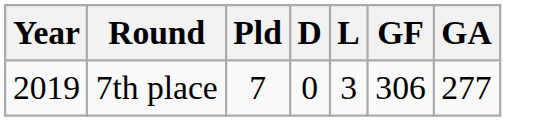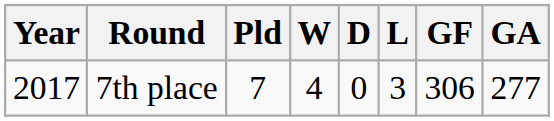+ column: (314, 32)
(46, 87) 2019 -> (46, 87) 2017
